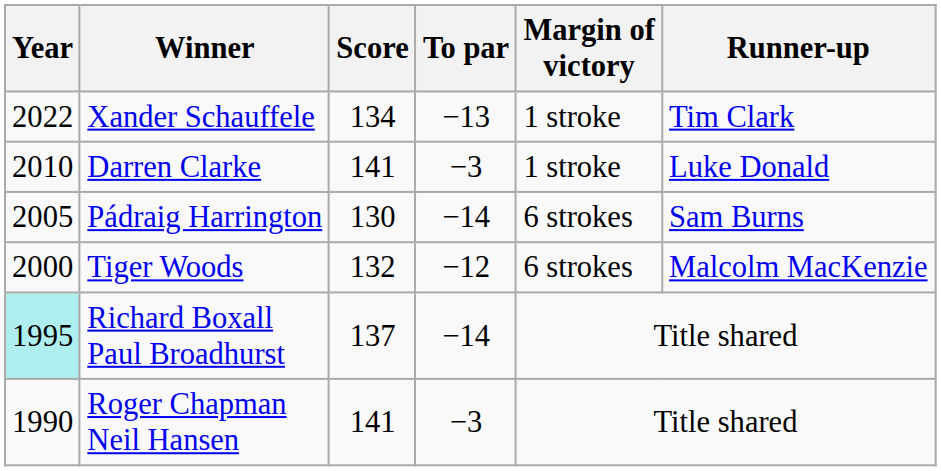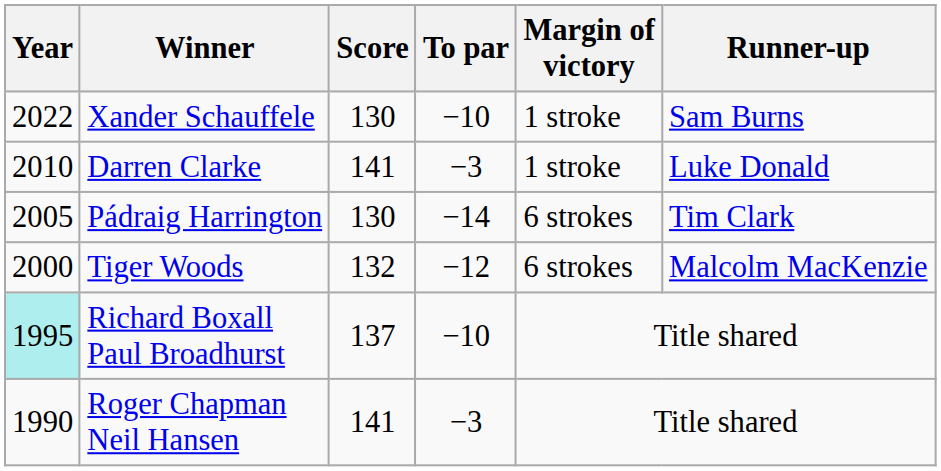(373, 116) 134 -> (373, 116) 130
(466, 116) −13 -> (466, 116) −10
(732, 116) Tim Clark -> (736, 116) Sam Burns
(736, 217) Sam Burns -> (732, 217) Tim Clark
(466, 336) −14 -> (466, 336) −10
